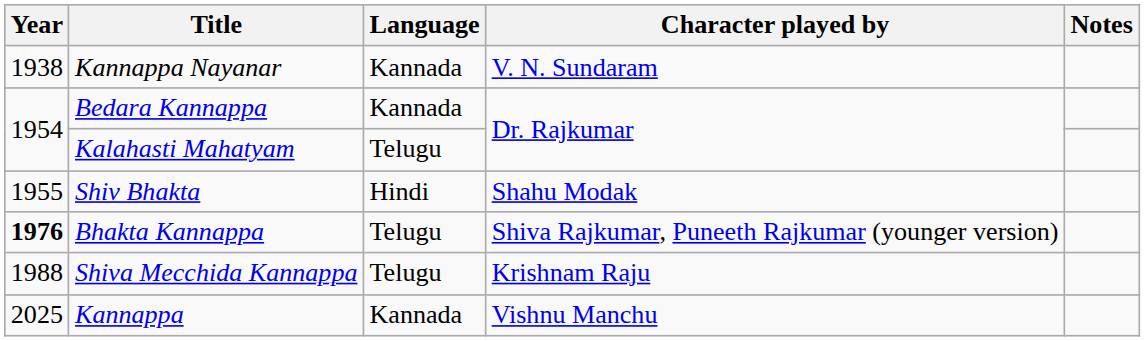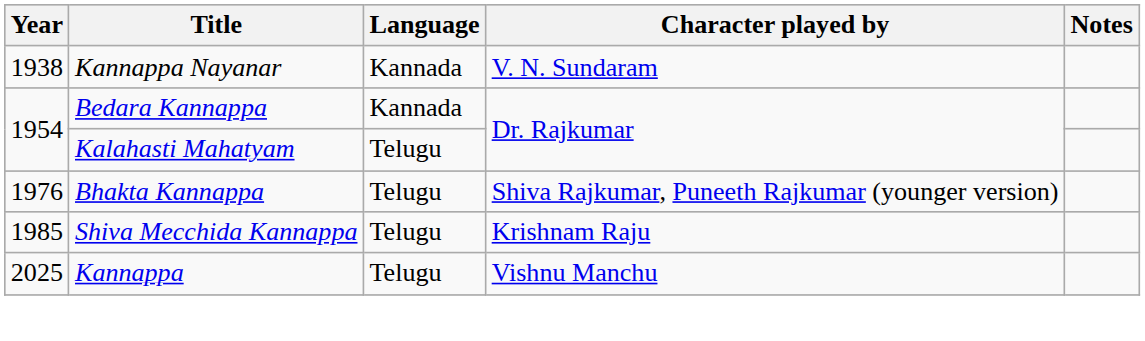- row: (138, 190)
(37, 231) bold -> (37, 190) normal
(37, 273) 1988 -> (37, 231) 1985
(416, 314) Kannada -> (406, 273) Telugu
